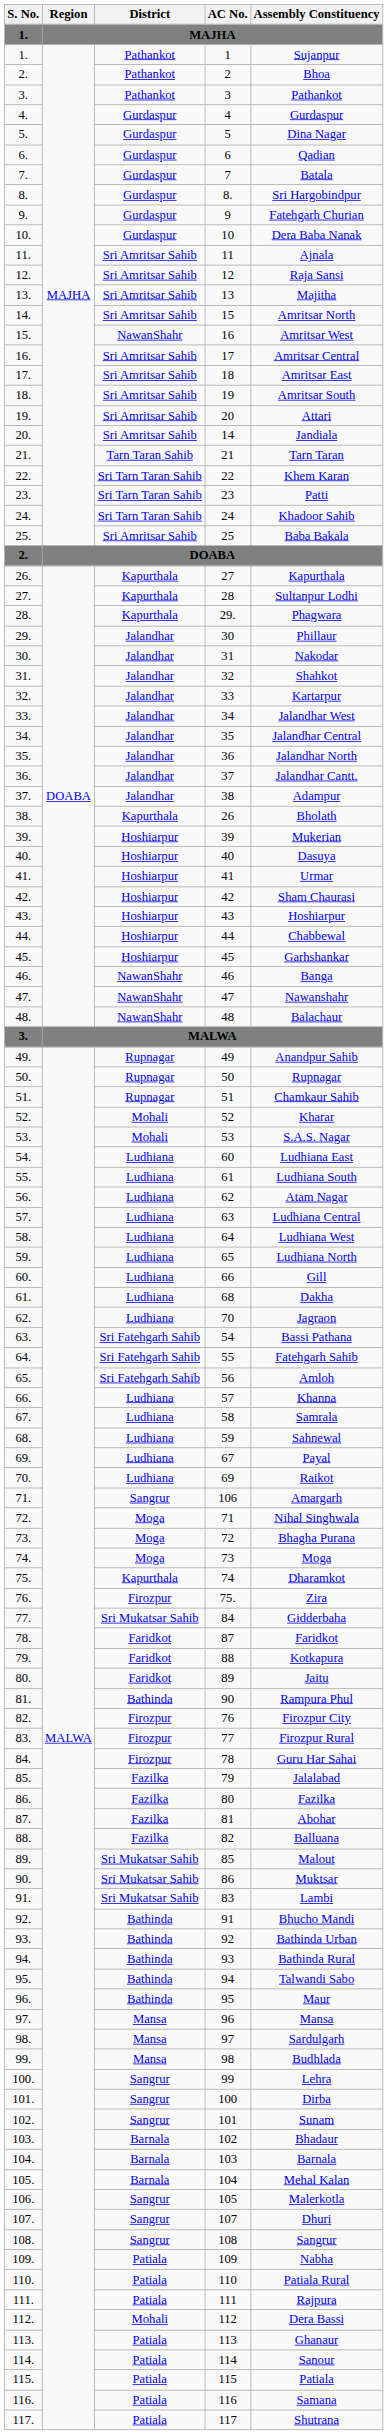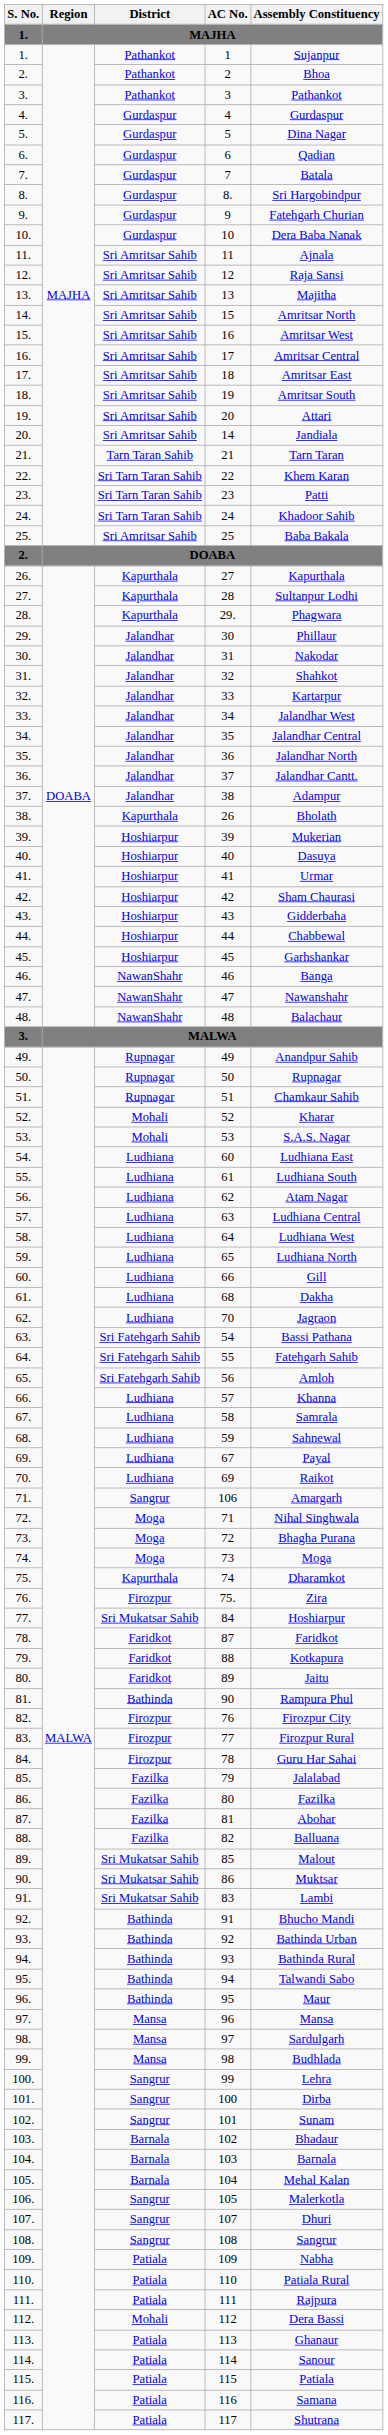(150, 335) NawanShahr -> (150, 335) Sri Amritsar Sahib
(317, 916) Hoshiarpur -> (317, 916) Gidderbaha
(317, 1618) Gidderbaha -> (317, 1618) Hoshiarpur
